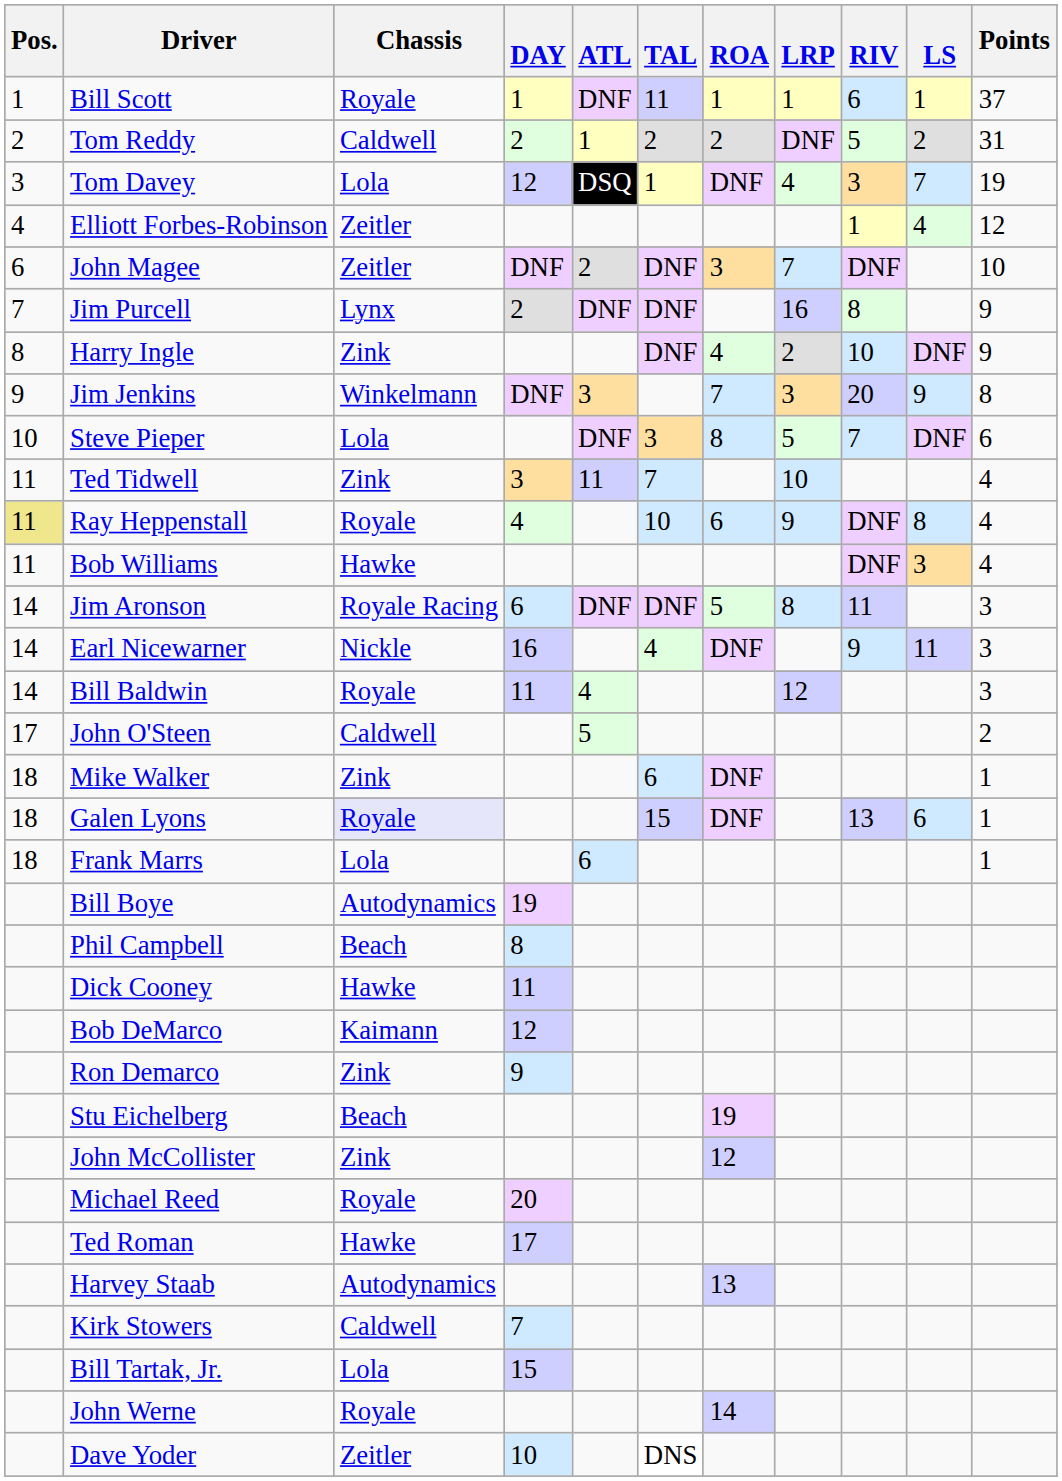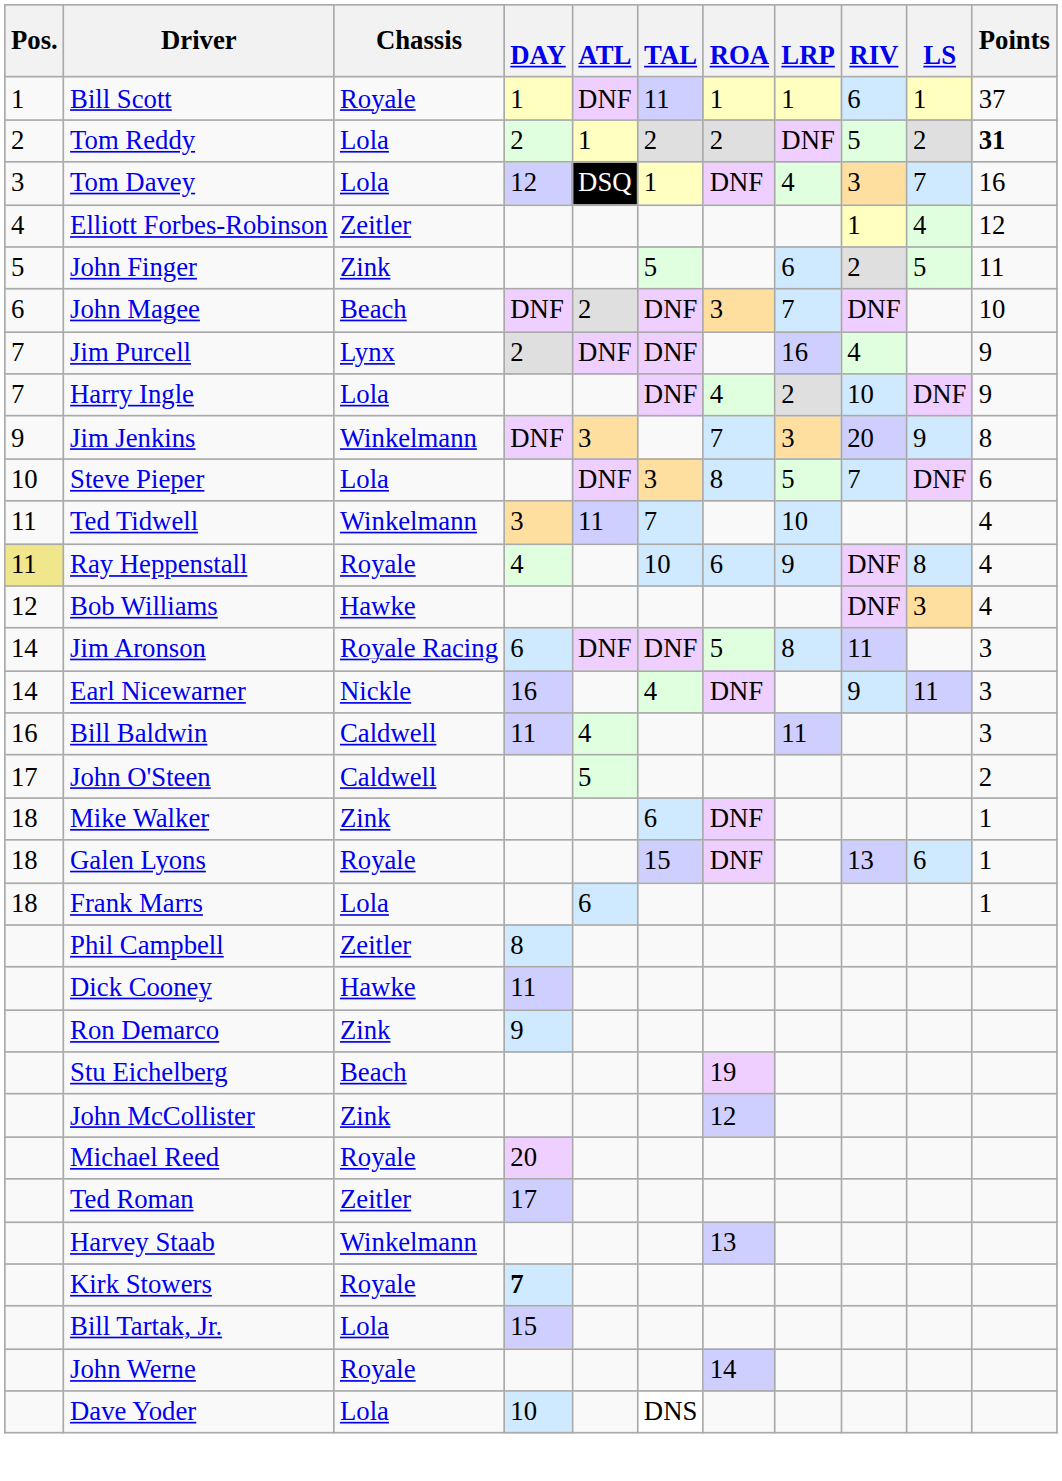(388, 140) Caldwell -> (364, 140) Lola
(992, 140) normal -> (992, 140) bold
(992, 182) 19 -> (992, 182) 16
+ row: (134, 267)
(376, 267) Zeitler -> (373, 310) Beach
(854, 310) 8 -> (854, 352) 4
(18, 352) 8 -> (18, 394) 7
(365, 352) Zink -> (364, 394) Lola
(365, 479) Zink -> (408, 521) Winkelmann
(24, 564) 11 -> (24, 606) 12
(24, 691) 14 -> (24, 733) 16
(378, 691) Royale -> (388, 733) Caldwell
(795, 691) 12 -> (794, 733) 11
(378, 818) lavender background -> (378, 860) no background
- row: (122, 903)
(373, 945) Beach -> (376, 945) Zeitler
- row: (146, 1030)
(378, 1242) Hawke -> (376, 1199) Zeitler
(418, 1284) Autodynamics -> (408, 1242) Winkelmann
(388, 1327) Caldwell -> (378, 1284) Royale
(517, 1327) normal -> (517, 1284) bold
(376, 1454) Zeitler -> (364, 1411) Lola
